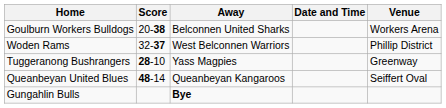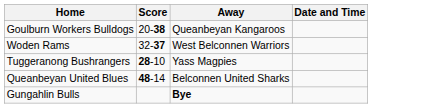- column: (404, 12)
(231, 29) Belconnen United Sharks -> (229, 29) Queanbeyan Kangaroos
(229, 78) Queanbeyan Kangaroos -> (231, 78) Belconnen United Sharks
